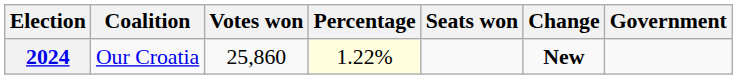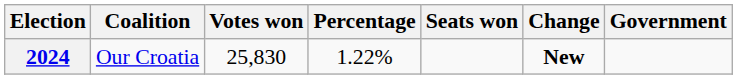(256, 56) 25,860 -> (256, 56) 25,830
(365, 56) lightyellow background -> (365, 56) no background
